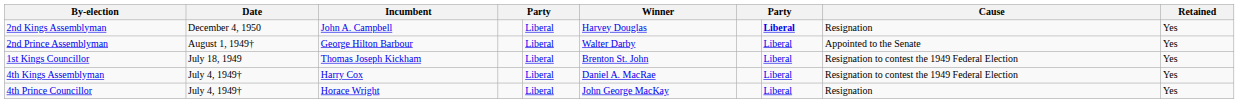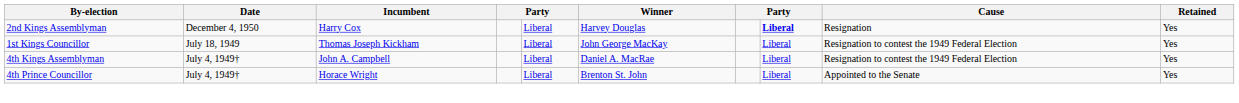(357, 28) John A. Campbell -> (340, 28) Harry Cox
- row: (57, 43)
(615, 59) Brenton St. John -> (624, 43) John George MacKay
(342, 75) Harry Cox -> (354, 59) John A. Campbell
(626, 91) John George MacKay -> (614, 75) Brenton St. John
(849, 91) Resignation -> (872, 75) Appointed to the Senate
